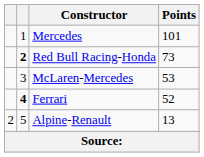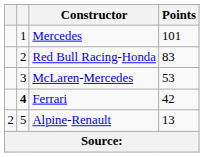(23, 56) bold -> (23, 56) normal
(168, 56) 73 -> (168, 56) 83
(168, 99) 52 -> (168, 99) 42
